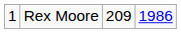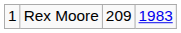(156, 16) 1986 -> (156, 16) 1983
